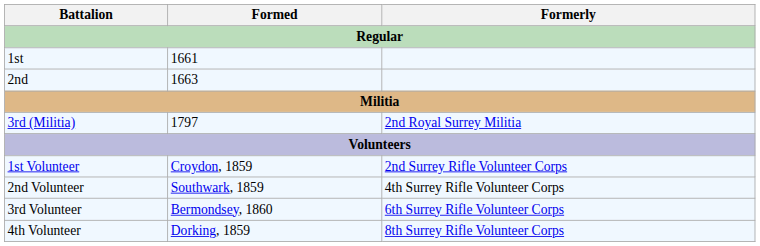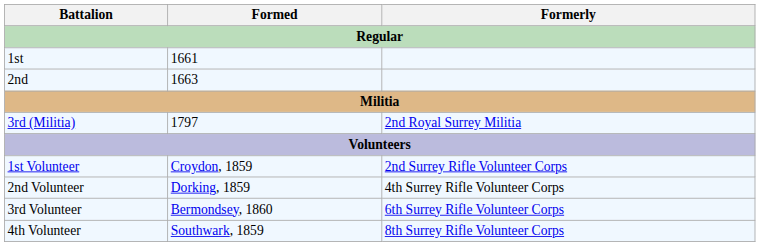(217, 187) Southwark, 1859 -> (210, 187) Dorking, 1859
(210, 230) Dorking, 1859 -> (217, 230) Southwark, 1859
